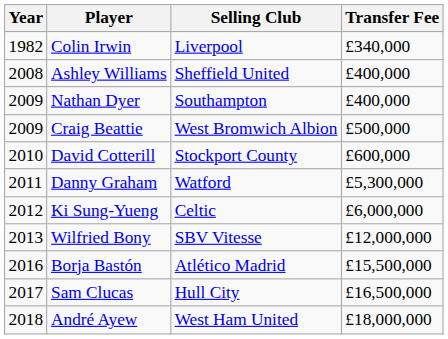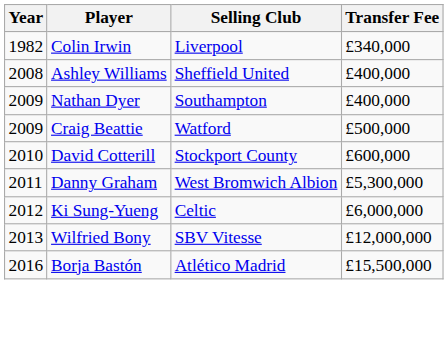(256, 127) West Bromwich Albion -> (203, 127) Watford
(203, 182) Watford -> (256, 182) West Bromwich Albion
- row: (92, 292)
- row: (94, 319)
